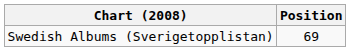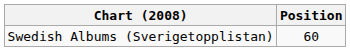(311, 36) 69 -> (311, 36) 60
